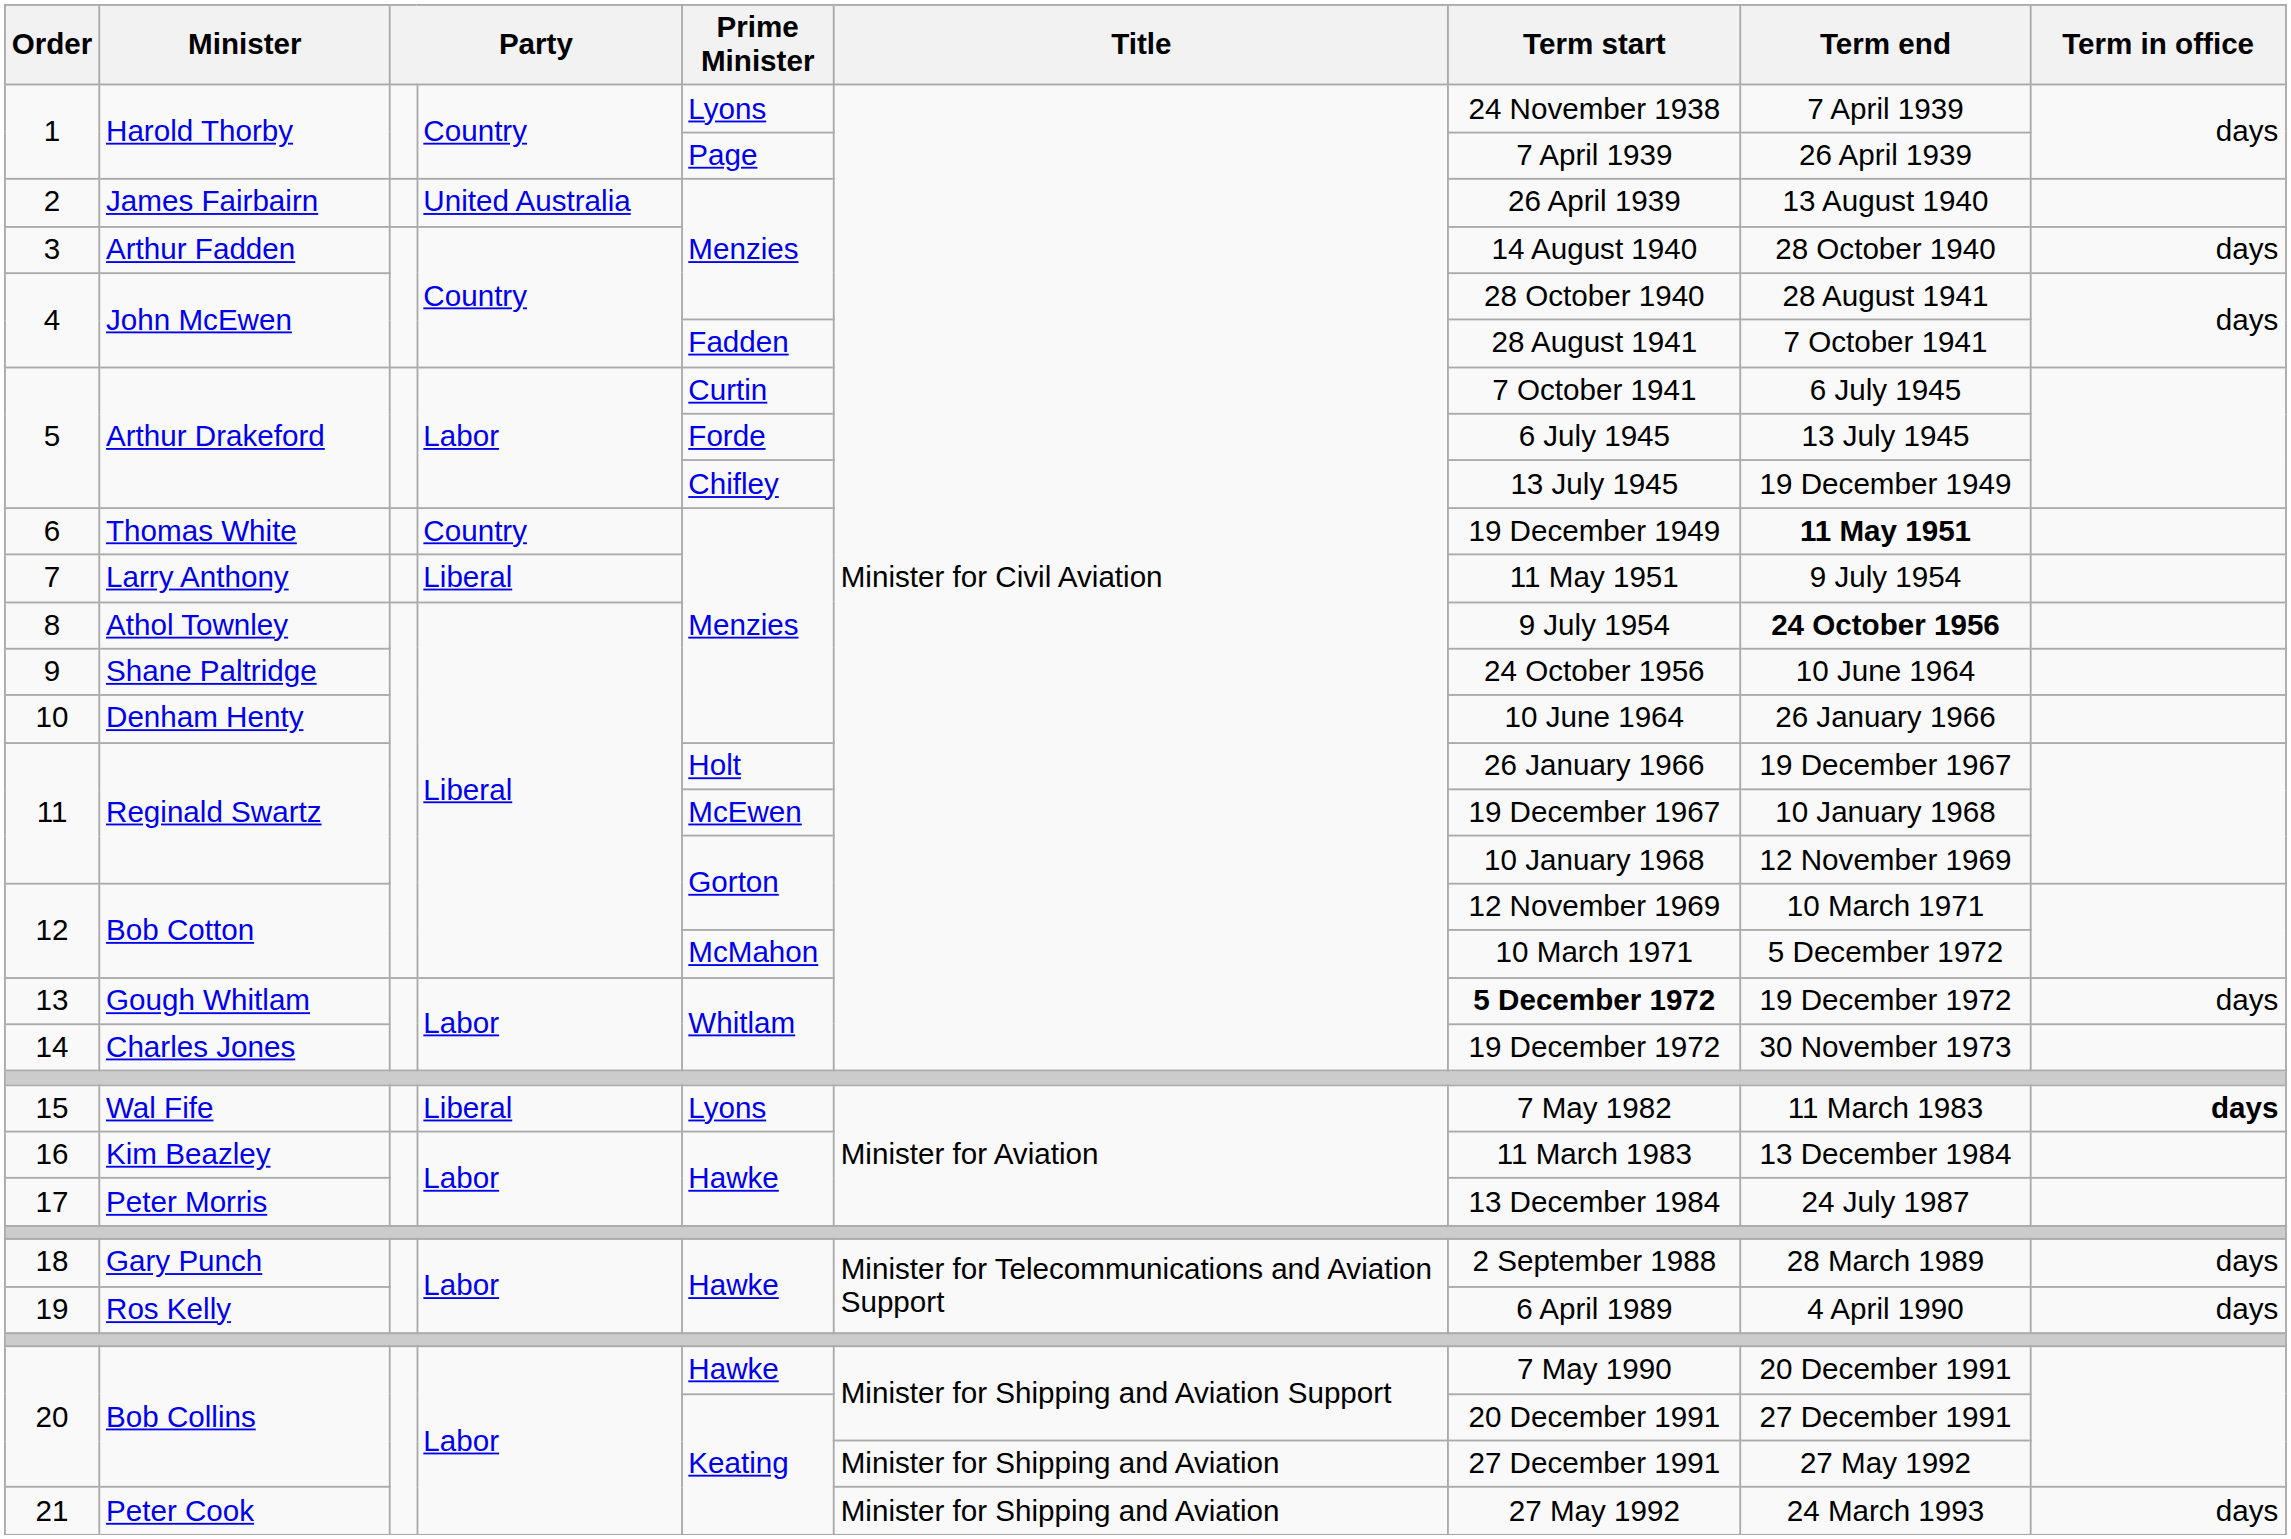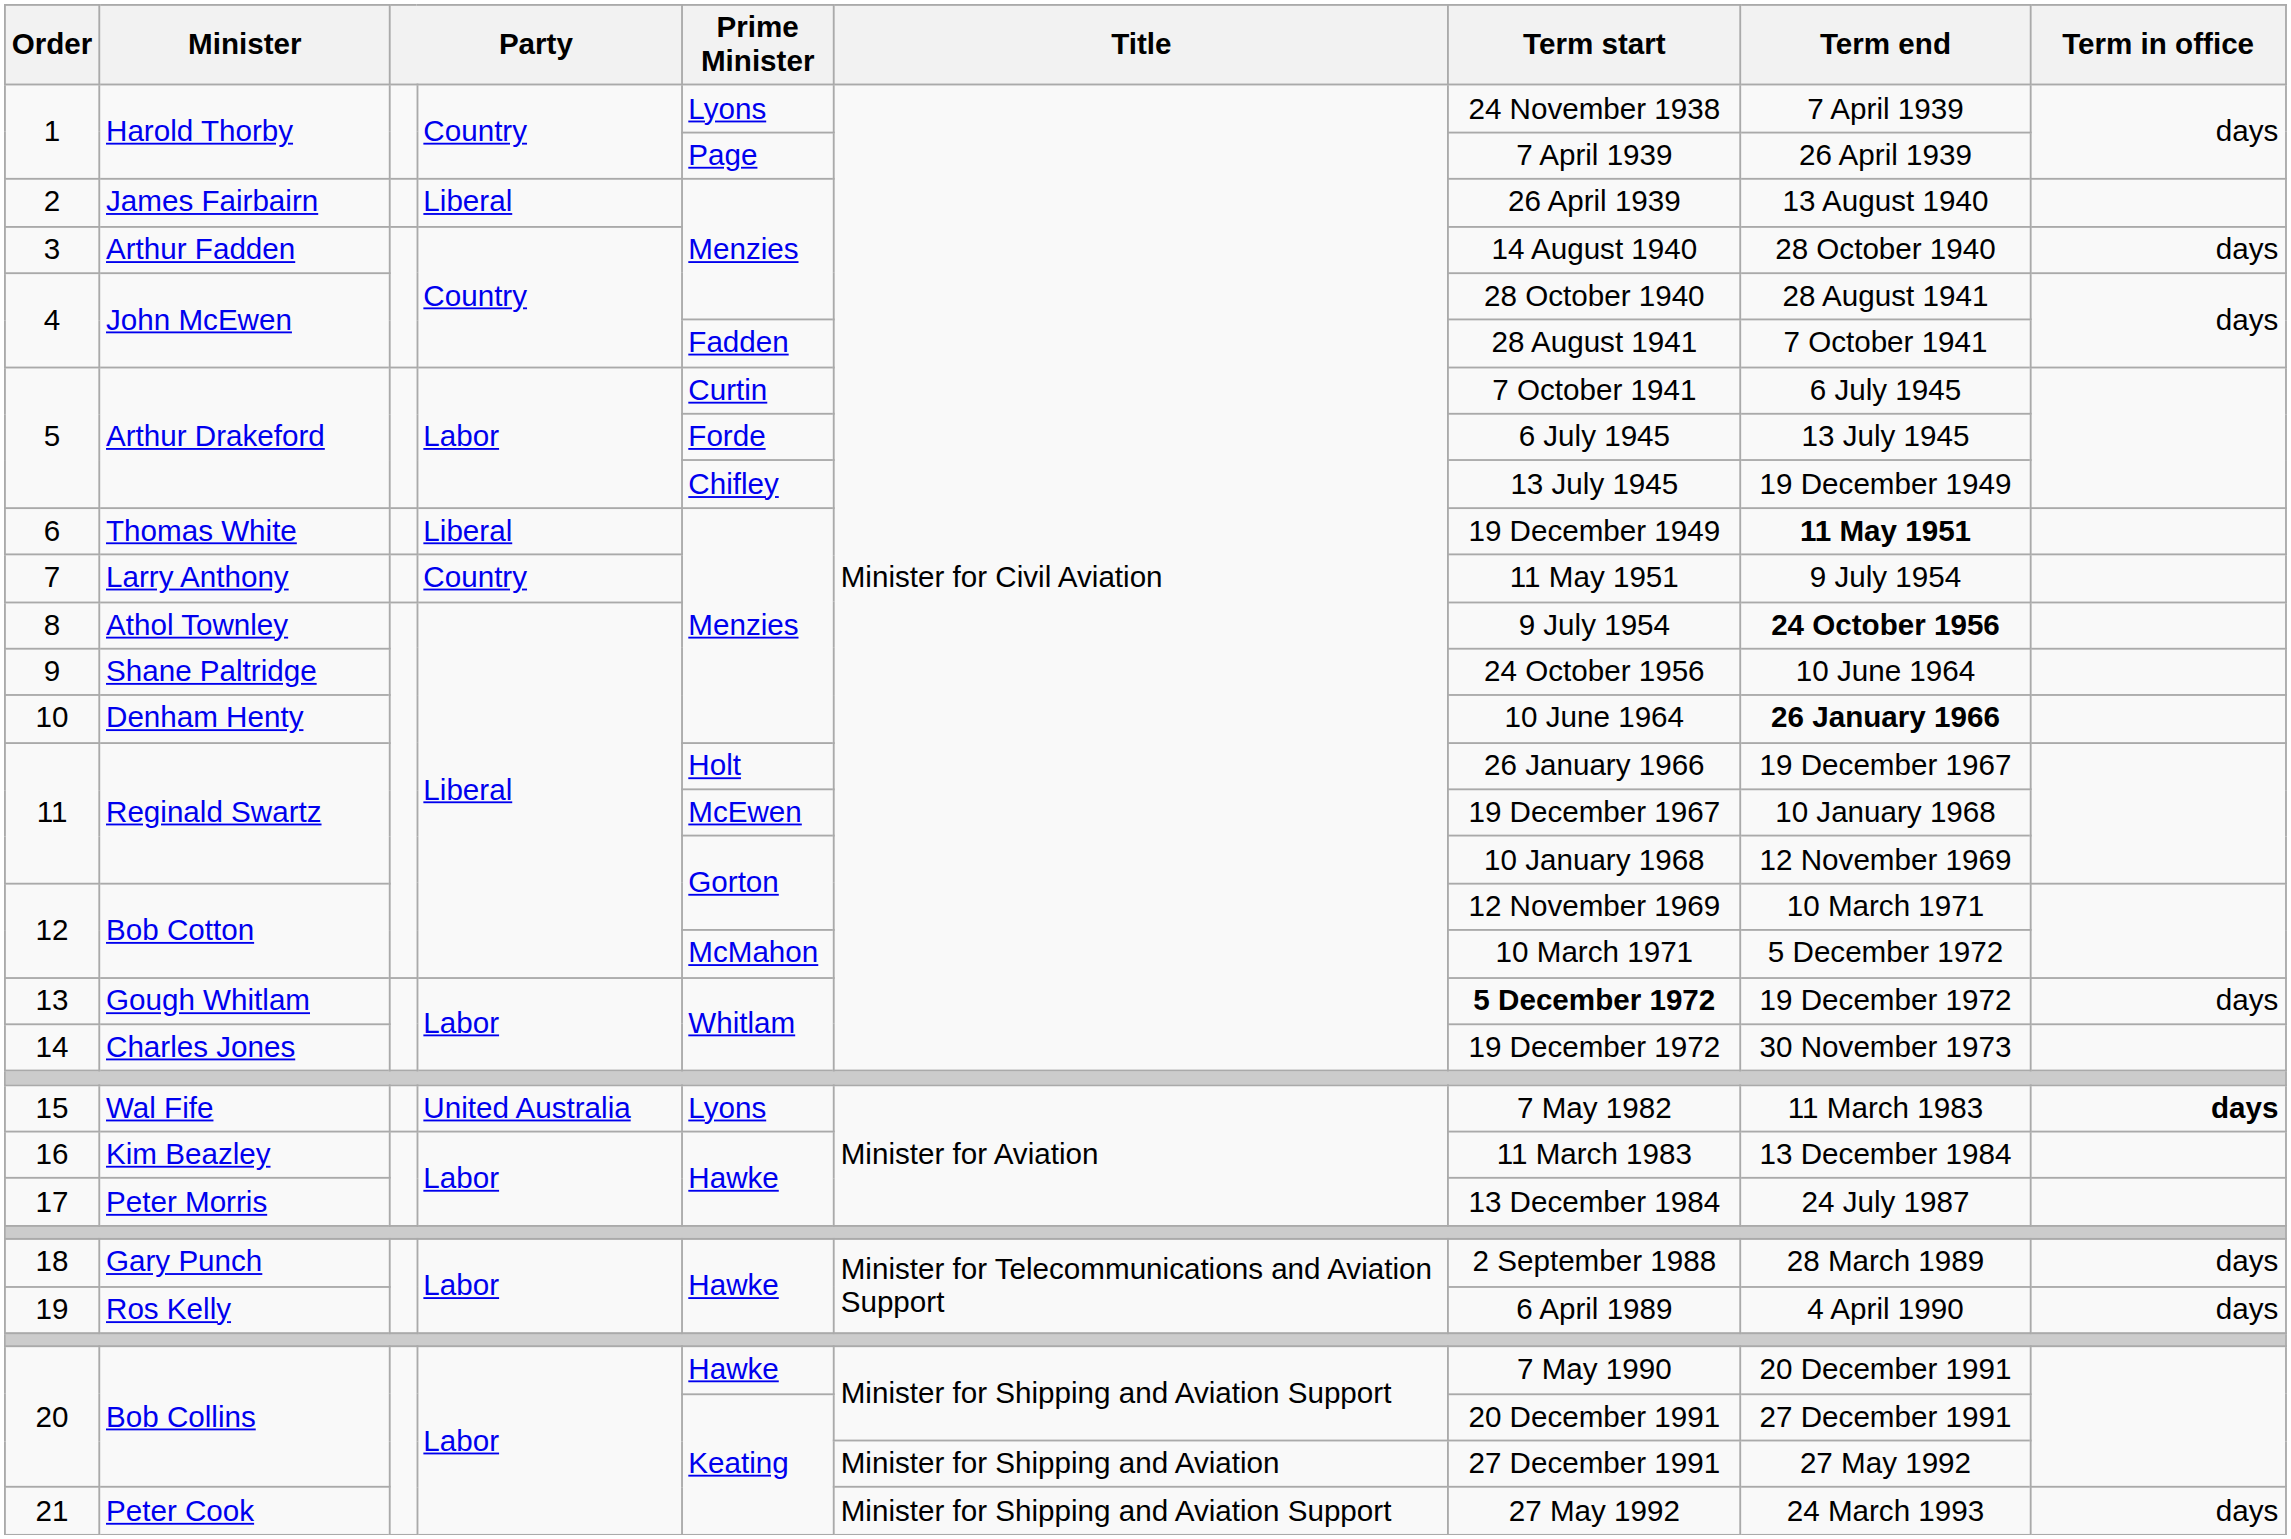(527, 202) United Australia -> (468, 202) Liberal
(475, 530) Country -> (468, 530) Liberal
(468, 577) Liberal -> (475, 577) Country
(1885, 718) normal -> (1885, 718) bold
(468, 1107) Liberal -> (527, 1107) United Australia
(1060, 1510) Minister for Shipping and Aviation -> (1116, 1510) Minister for Shipping and Aviation Support
